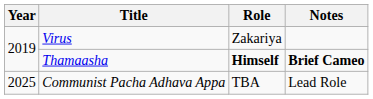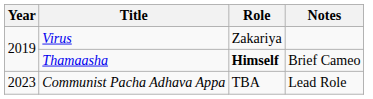(326, 60) bold -> (324, 60) normal
(22, 82) 2025 -> (22, 82) 2023
